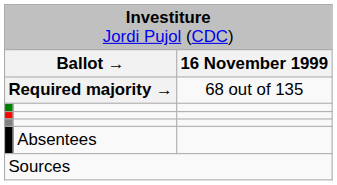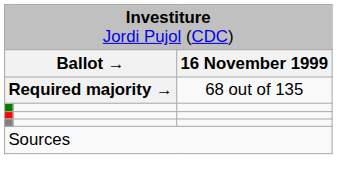- row: (9, 140)
